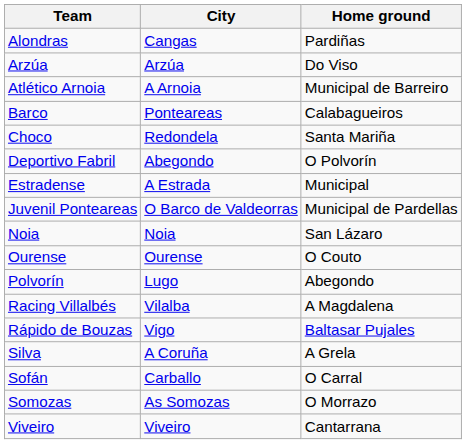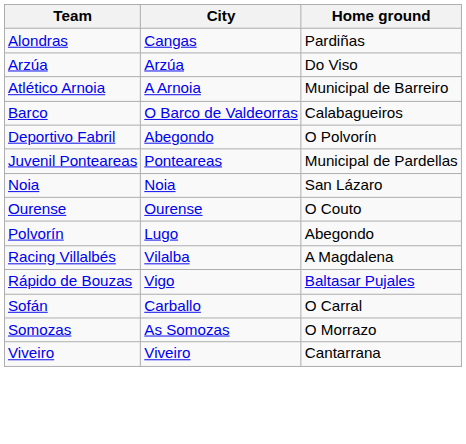(183, 112) Ponteareas -> (221, 112) O Barco de Valdeorras
- row: (30, 137)
- row: (46, 185)
(221, 209) O Barco de Valdeorras -> (183, 161) Ponteareas
- row: (24, 354)
